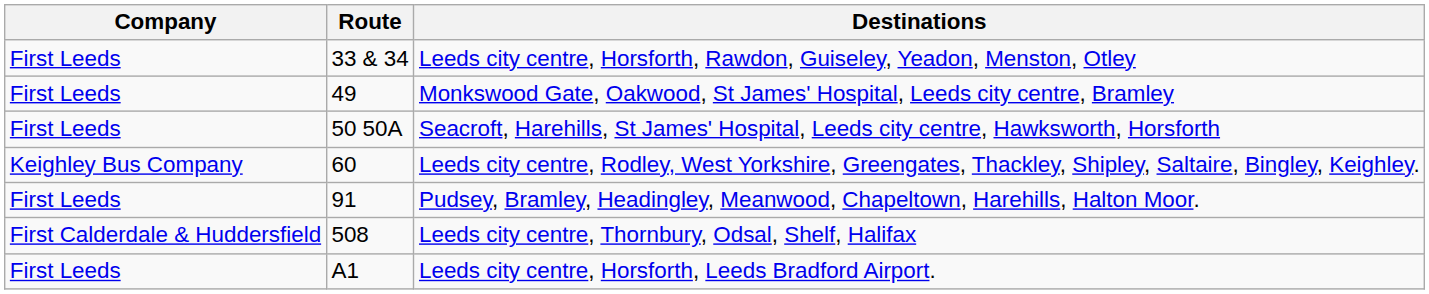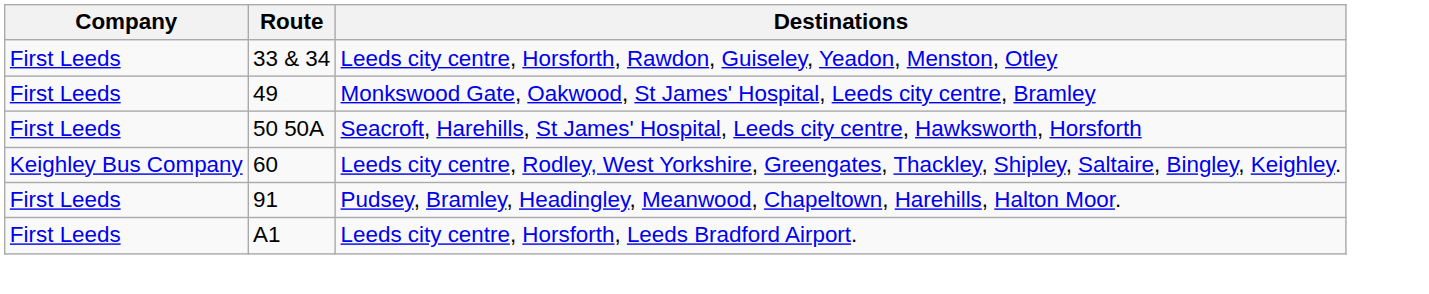- row: (668, 235)
